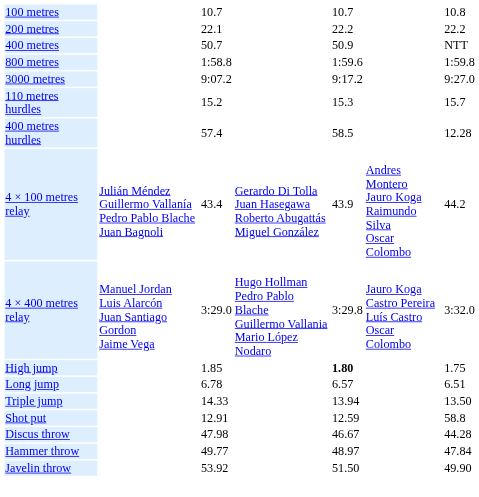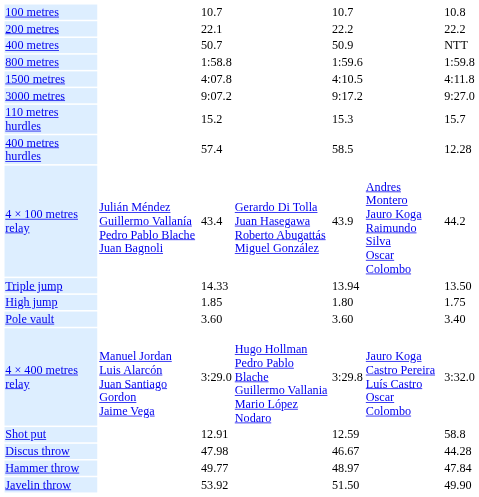+ row: (35, 79)
rows swapped: (42, 310) <-> (34, 401)
(343, 367) bold -> (343, 302) normal
+ row: (30, 319)
- row: (32, 384)
